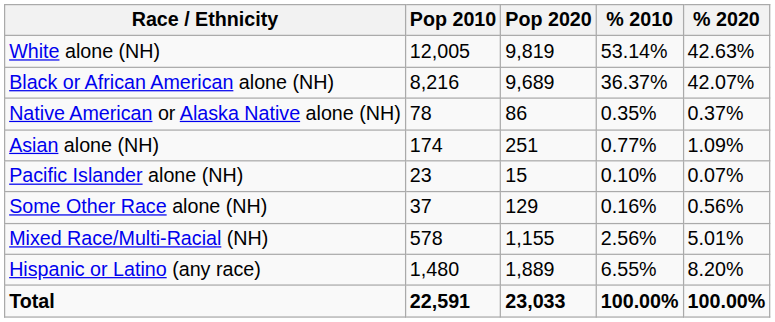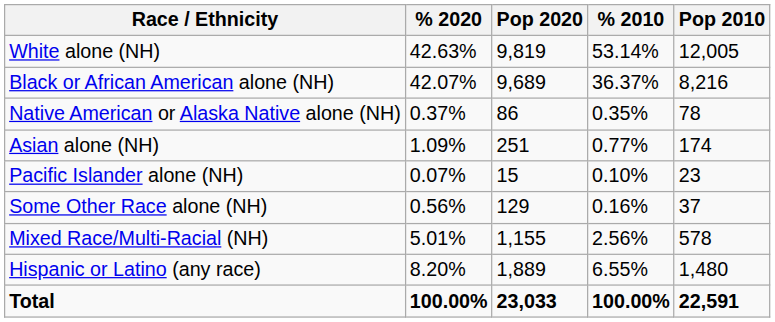columns swapped: (453, 20) <-> (726, 20)
